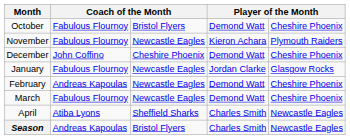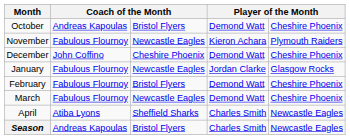(90, 26) Fabulous Flournoy -> (90, 26) Andreas Kapoulas
(90, 84) Andreas Kapoulas -> (90, 84) Fabulous Flournoy
(169, 84) Newcastle Eagles -> (159, 84) Bristol Flyers
